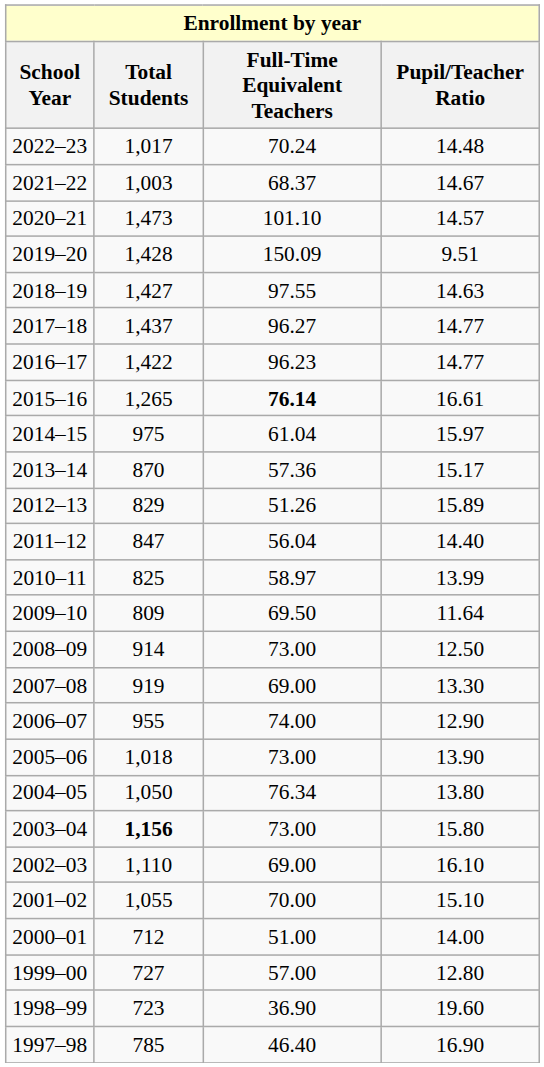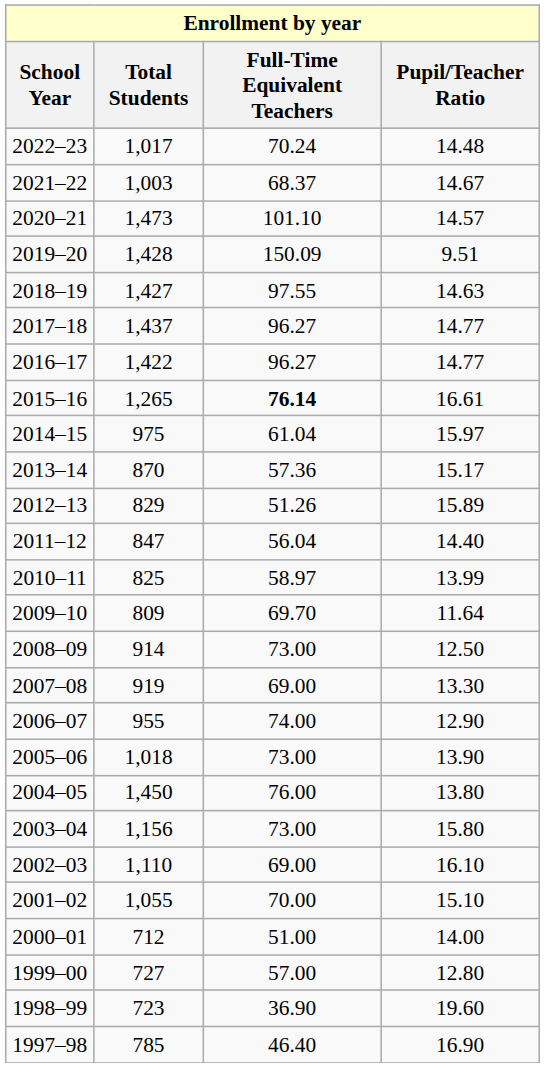(292, 361) 96.23 -> (292, 361) 96.27
(292, 613) 69.50 -> (292, 613) 69.70
(149, 792) 1,050 -> (149, 792) 1,450
(292, 792) 76.34 -> (292, 792) 76.00
(149, 828) bold -> (149, 828) normal
